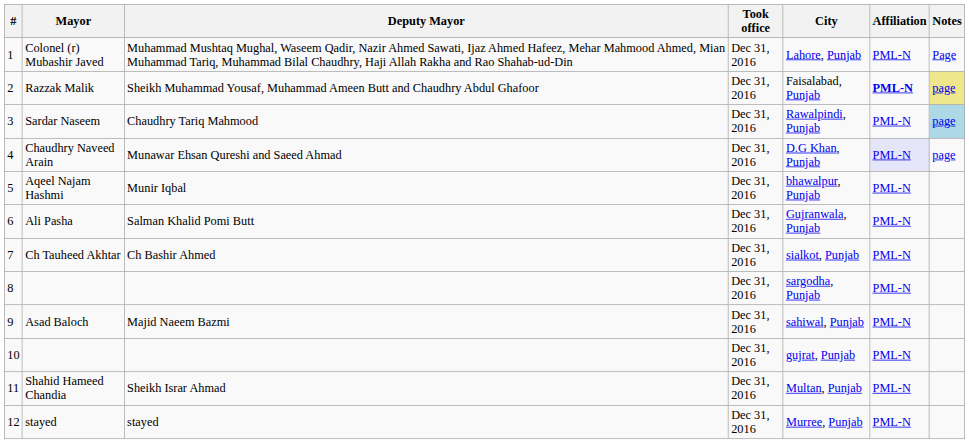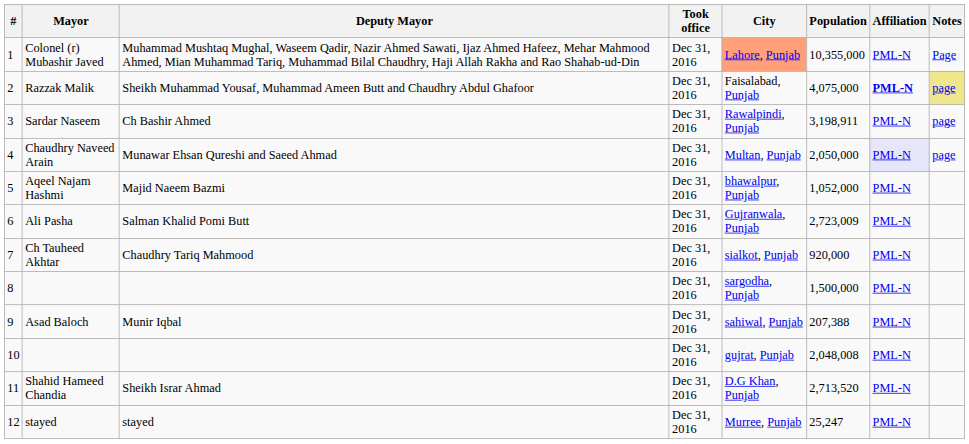+ column: (838, 21)
(824, 54) no background -> (762, 54) lightsalmon background
(193, 121) Chaudhry Tariq Mahmood -> (166, 121) Ch Bashir Ahmed
(944, 121) lightblue background -> (944, 121) no background
(813, 154) D.G Khan, Punjab -> (763, 154) Multan, Punjab
(157, 188) Munir Iqbal -> (174, 188) Majid Naeem Bazmi
(171, 254) Ch Bashir Ahmed -> (188, 254) Chaudhry Tariq Mahmood
(178, 321) Majid Naeem Bazmi -> (152, 321) Munir Iqbal
(824, 388) Multan, Punjab -> (752, 388) D.G Khan, Punjab
